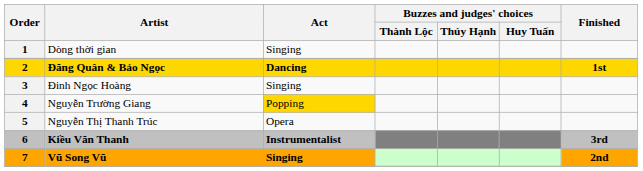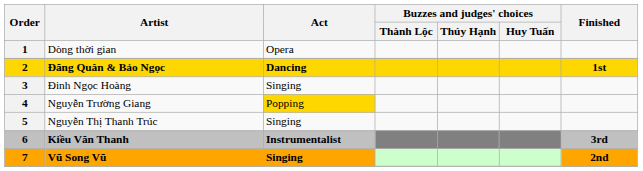(284, 49) Singing -> (280, 49) Opera
(280, 121) Opera -> (284, 121) Singing
